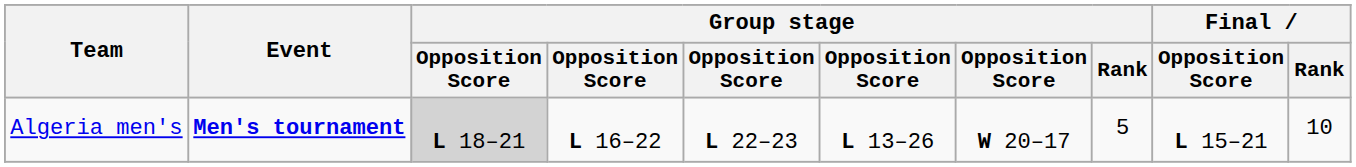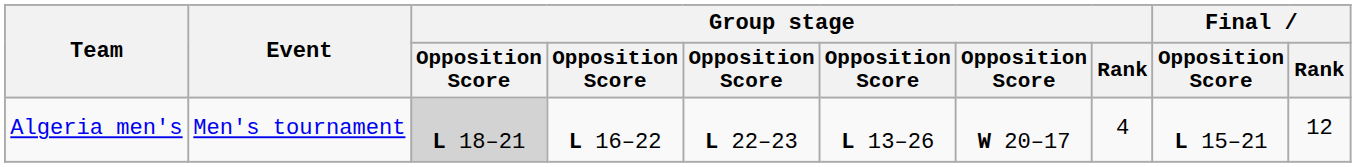(299, 129) bold -> (299, 129) normal
(1123, 129) 5 -> (1123, 129) 4
(1319, 129) 10 -> (1319, 129) 12
